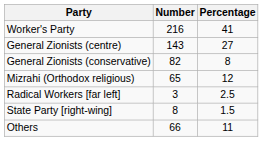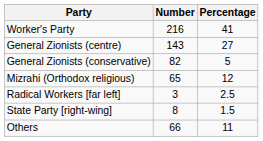(228, 62) 8 -> (228, 62) 5
